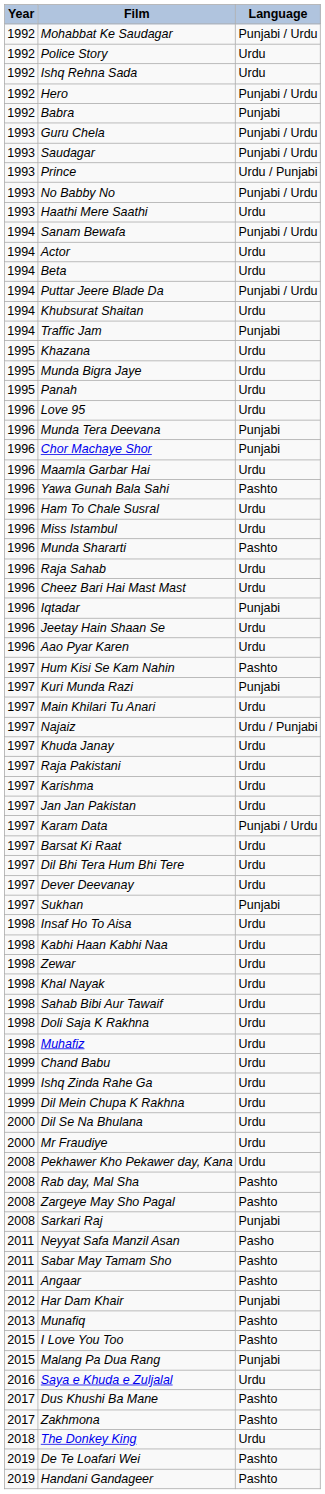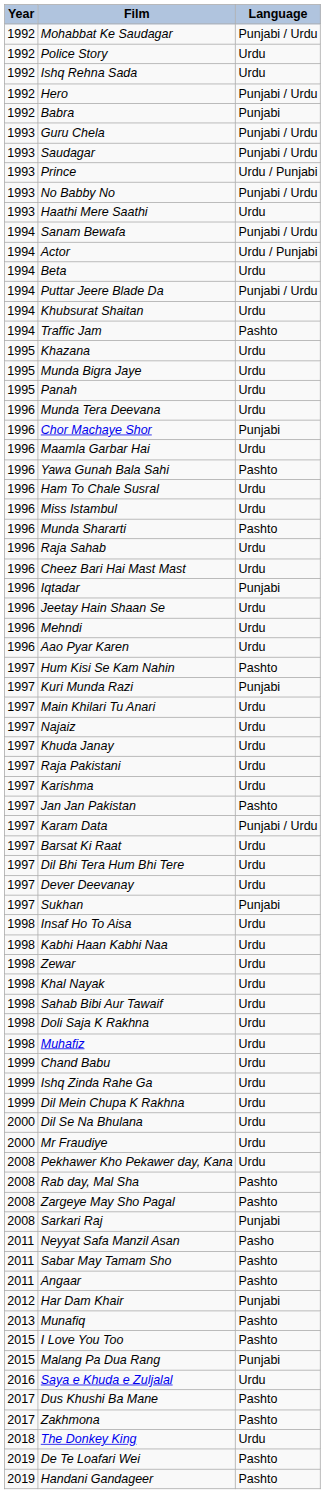(252, 251) Urdu -> (278, 251) Urdu / Punjabi
(259, 331) Punjabi -> (258, 331) Pashto
- row: (63, 410)
(259, 430) Punjabi -> (252, 410) Urdu
+ row: (61, 627)
(278, 726) Urdu / Punjabi -> (252, 726) Urdu
(252, 806) Urdu -> (258, 806) Pashto
